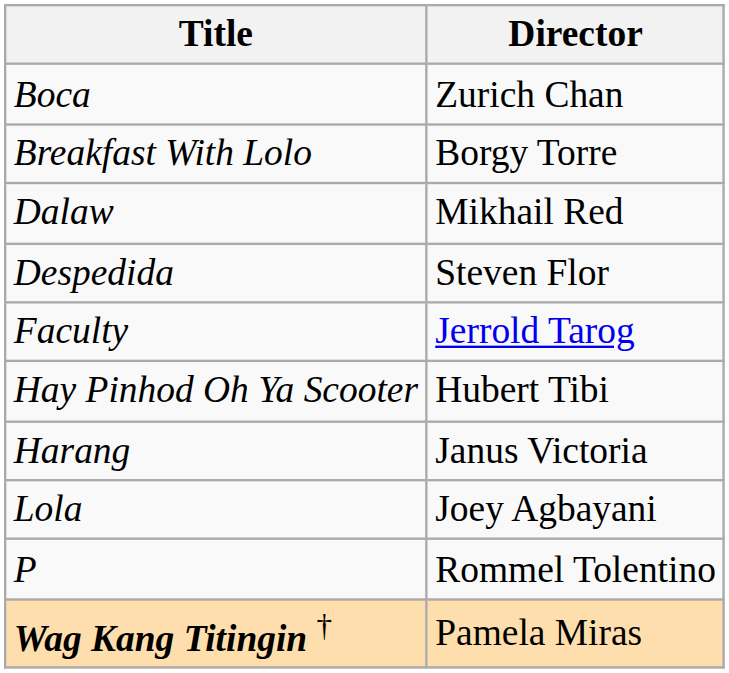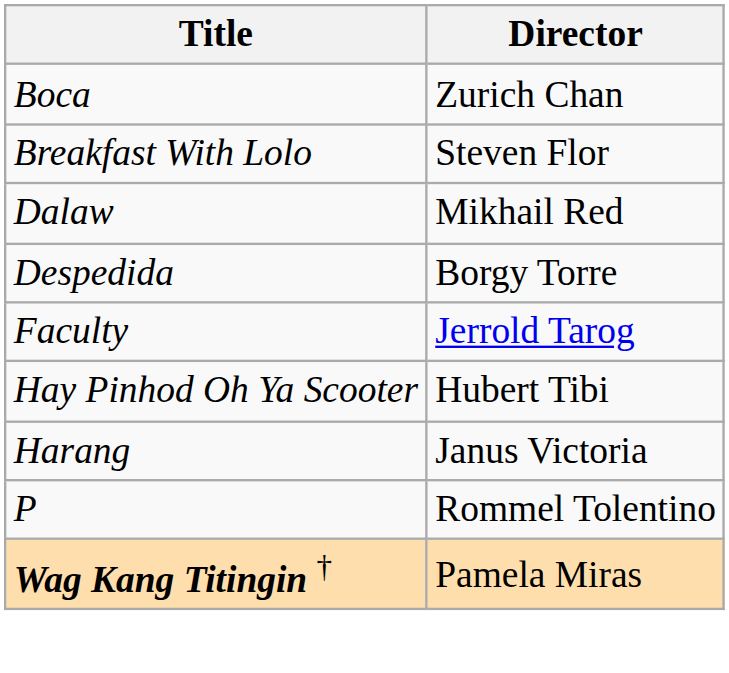(526, 152) Borgy Torre -> (522, 152) Steven Flor
(522, 271) Steven Flor -> (526, 271) Borgy Torre
- row: (48, 509)
